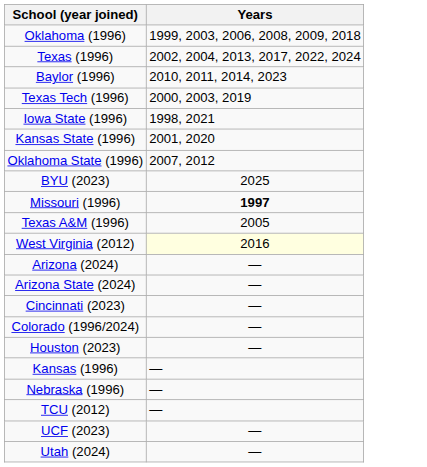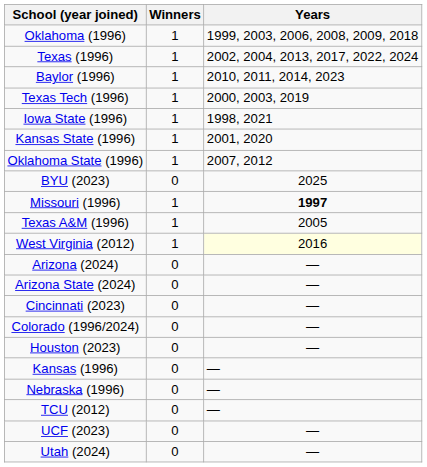+ column: (175, 14)
